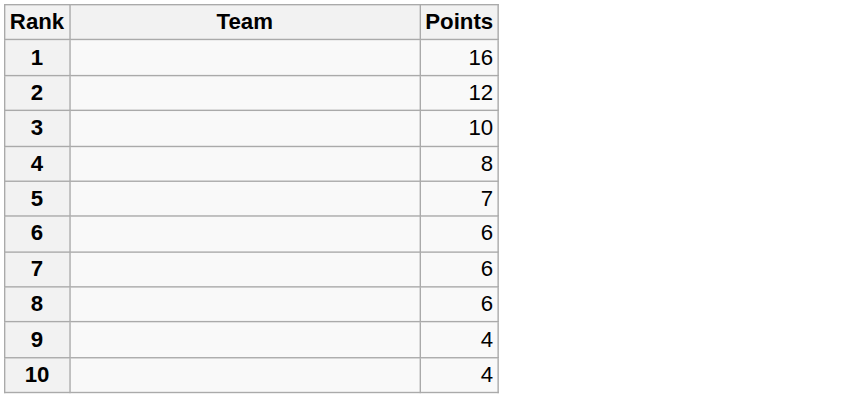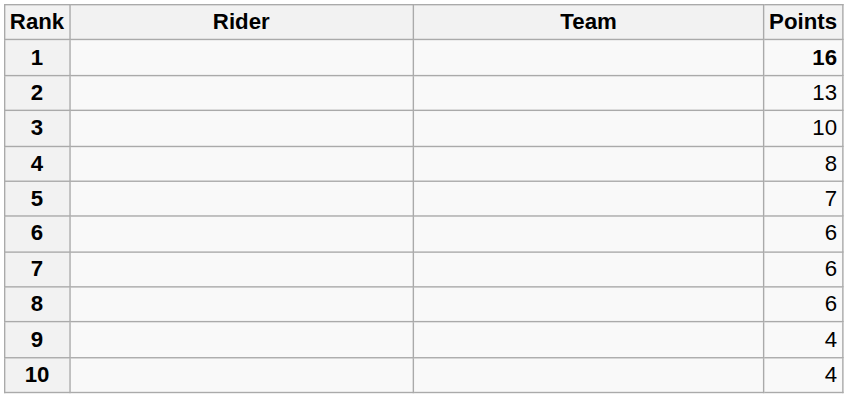+ column: (241, 22)
(481, 57) normal -> (825, 57) bold
(481, 92) 12 -> (825, 92) 13
